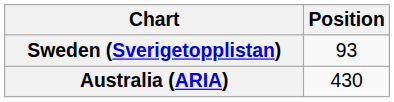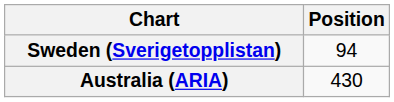(347, 50) 93 -> (347, 50) 94
